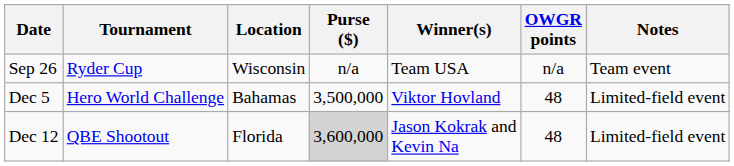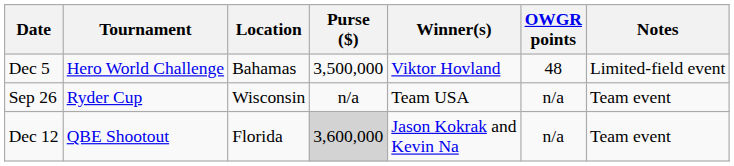rows swapped: (33, 68) <-> (29, 97)
(553, 136) 48 -> (553, 136) n/a
(658, 136) Limited-field event -> (630, 136) Team event
